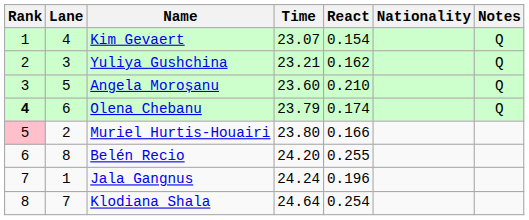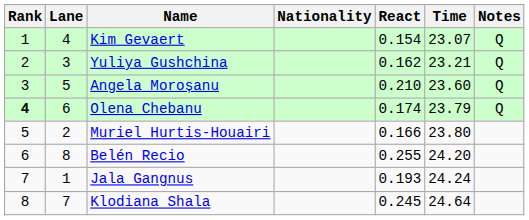columns swapped: (424, 16) <-> (299, 16)
(25, 133) pink background -> (25, 133) no background
(348, 179) 0.196 -> (400, 179) 0.193
(348, 203) 0.254 -> (400, 203) 0.245
